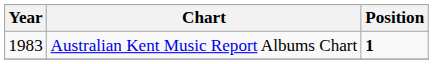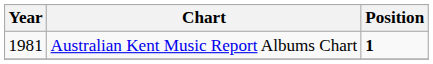(26, 45) 1983 -> (26, 45) 1981
